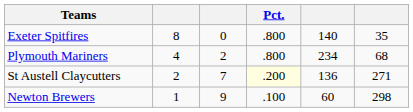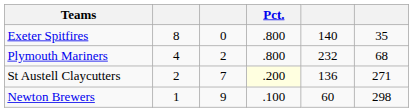(328, 55) 234 -> (328, 55) 232
